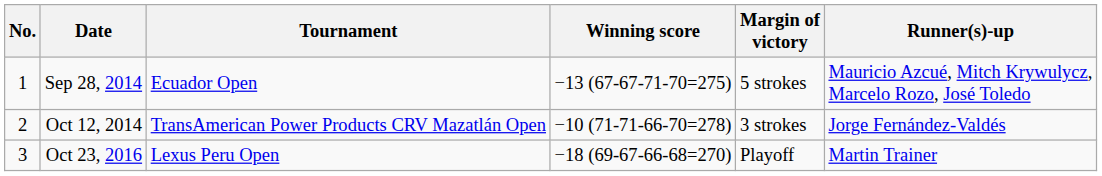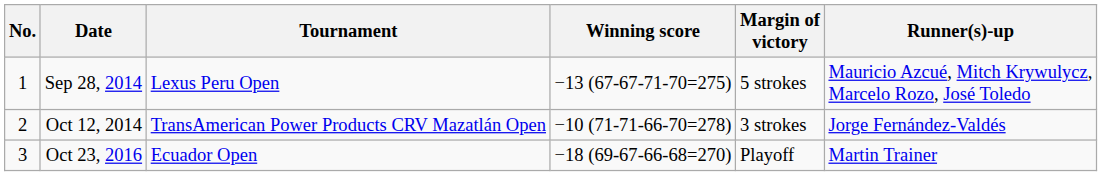(204, 83) Ecuador Open -> (215, 83) Lexus Peru Open
(215, 155) Lexus Peru Open -> (204, 155) Ecuador Open
